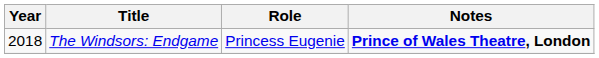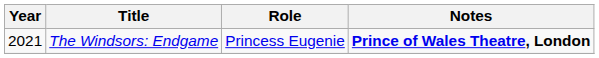(25, 41) 2018 -> (25, 41) 2021
